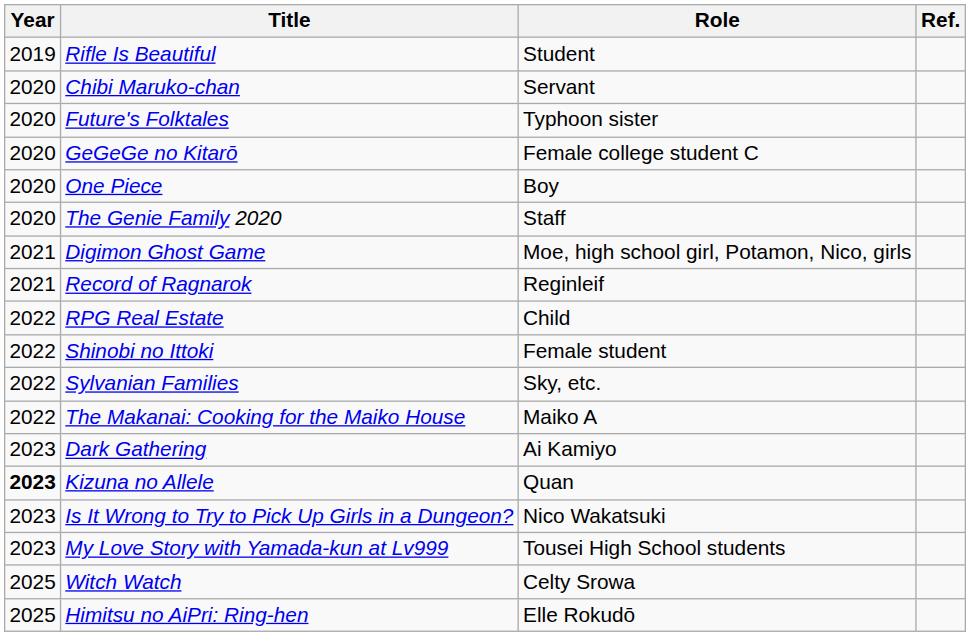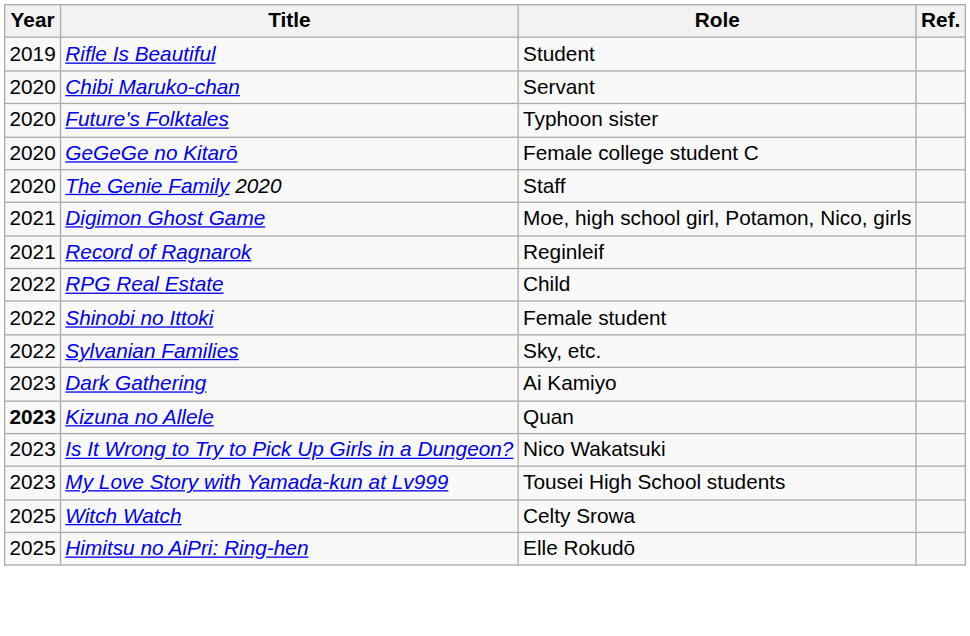- row: (114, 185)
- row: (265, 416)
